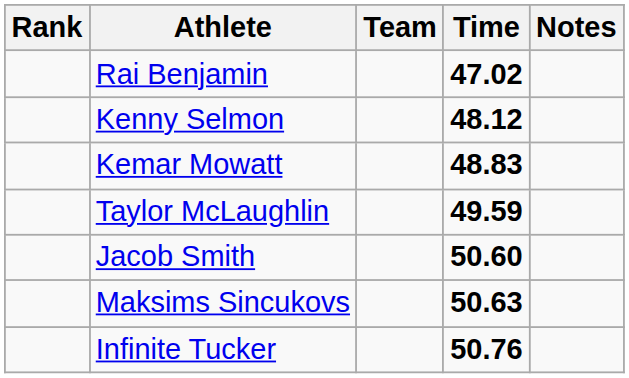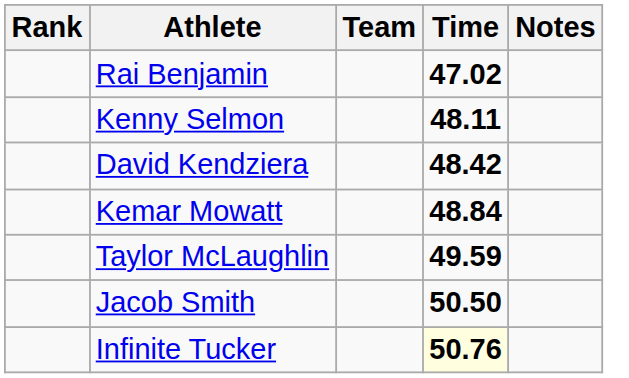(486, 119) 48.12 -> (466, 119) 48.11
+ row: (202, 165)
(486, 165) 48.83 -> (466, 211) 48.84
(486, 257) 50.60 -> (466, 303) 50.50
- row: (223, 303)
(486, 348) no background -> (466, 348) lightyellow background
